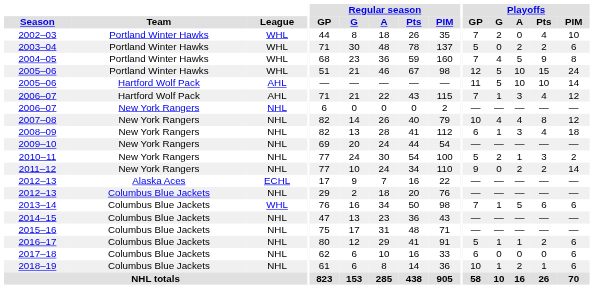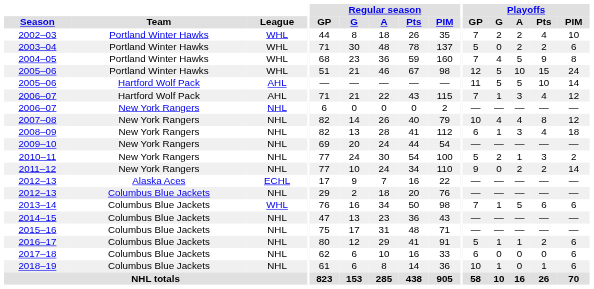(520, 34) 0 -> (520, 34) 2
(520, 83) 10 -> (520, 83) 5
(520, 266) 2 -> (520, 266) 0
